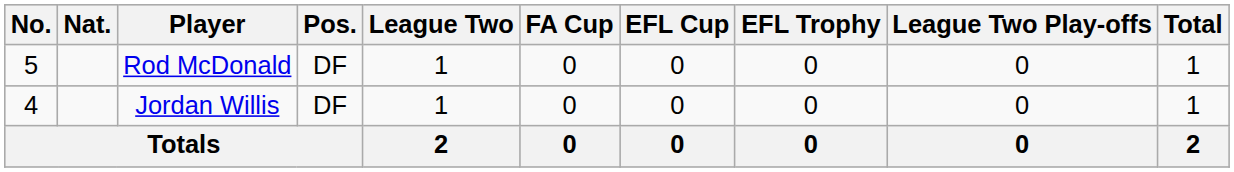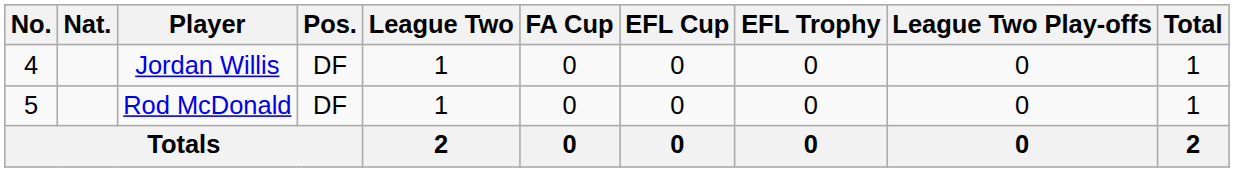rows swapped: (207, 105) <-> (207, 65)
